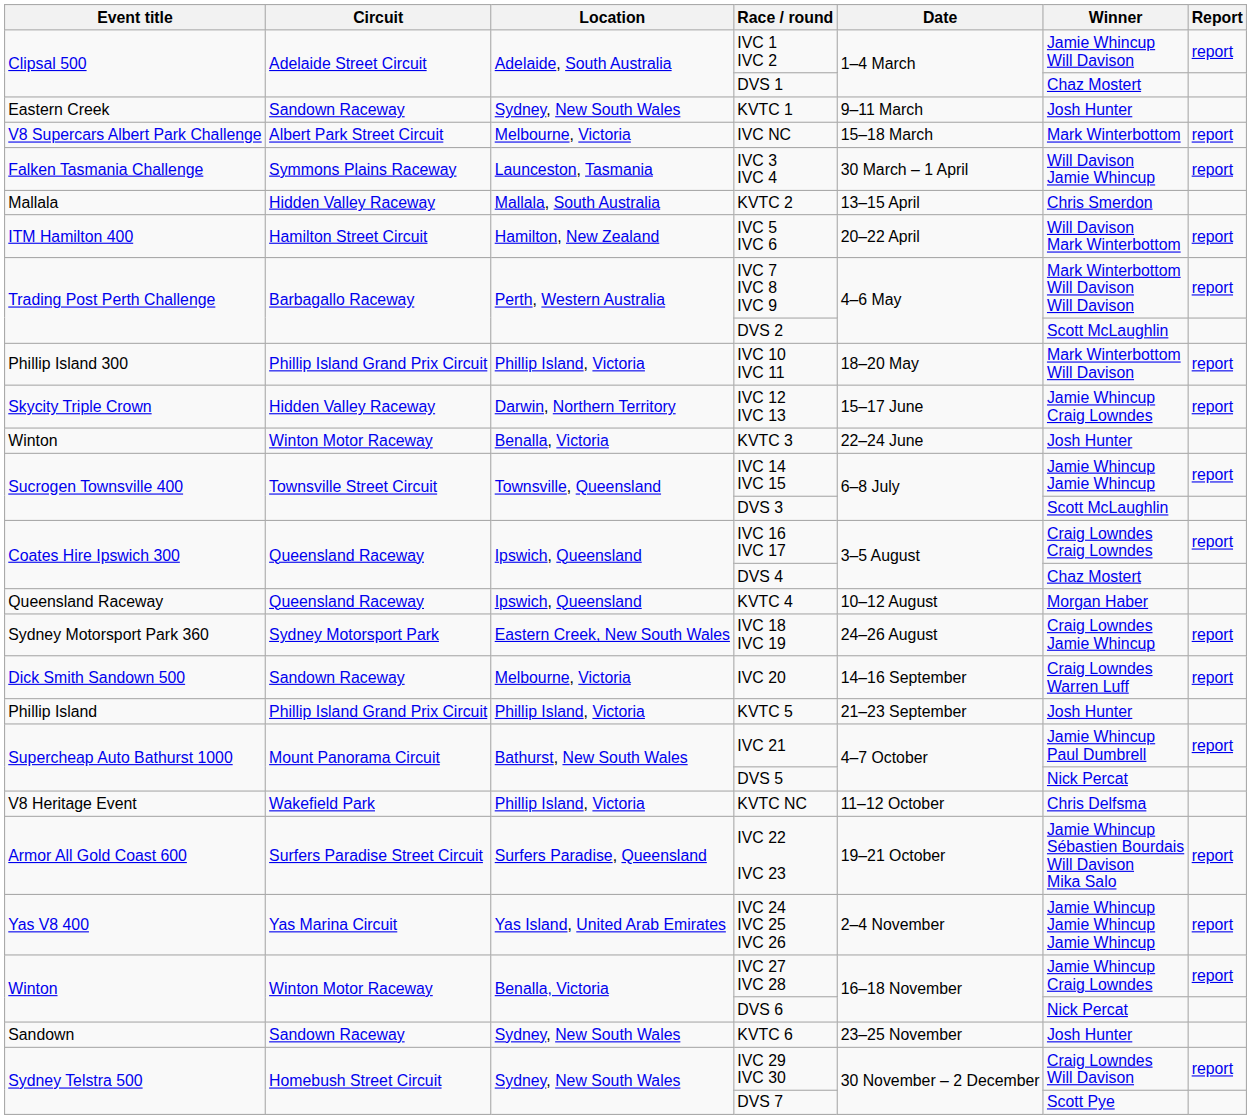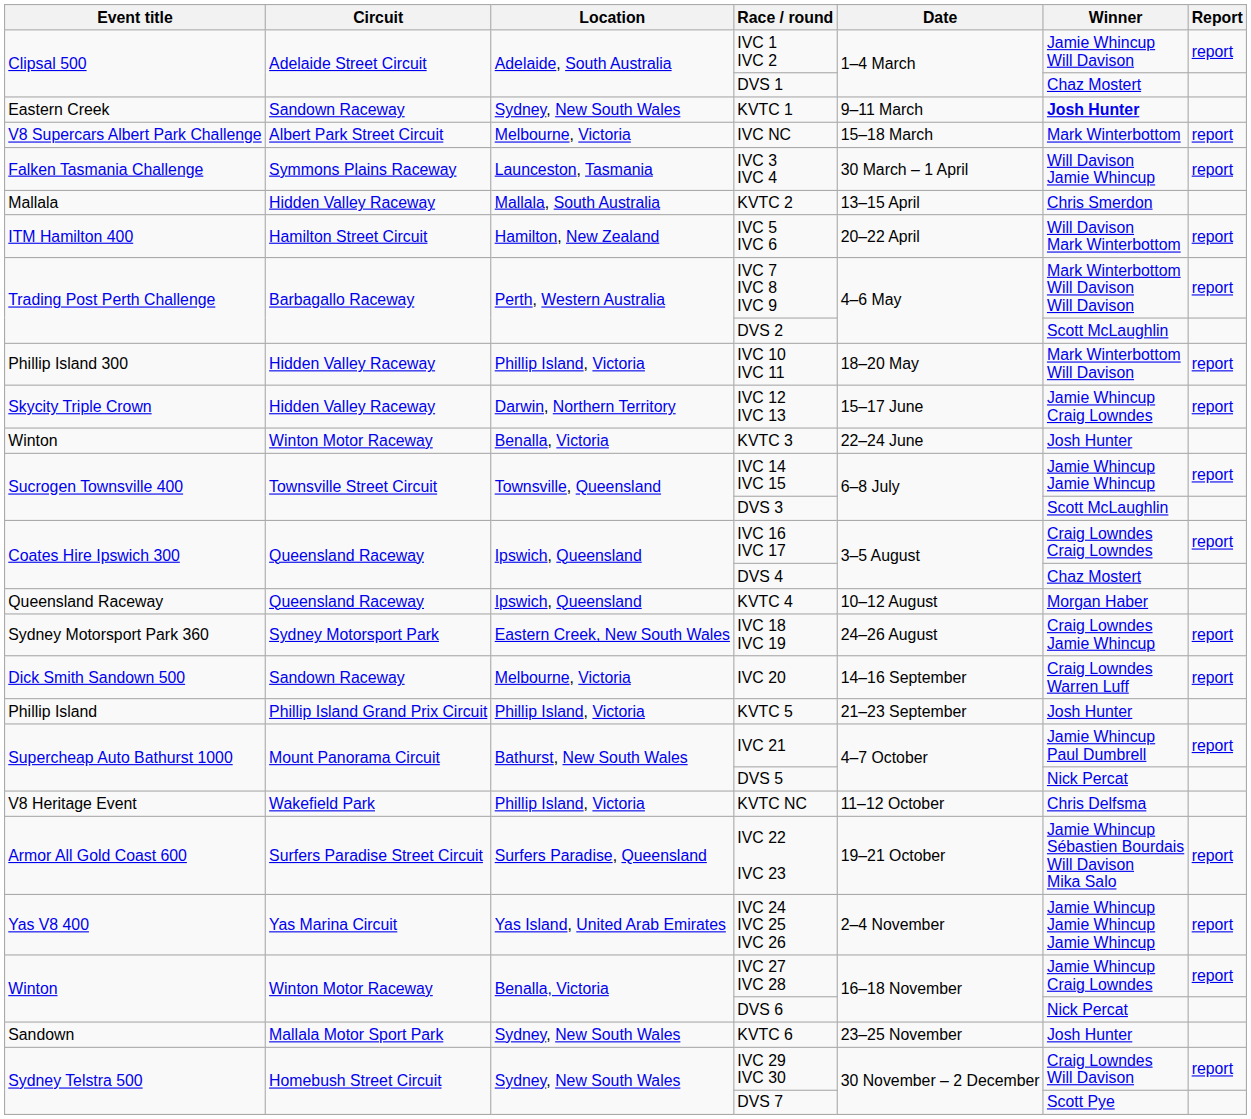(1090, 110) normal -> (1093, 110) bold
(378, 365) Phillip Island Grand Prix Circuit -> (352, 365) Hidden Valley Raceway
(337, 1035) Sandown Raceway -> (356, 1035) Mallala Motor Sport Park
